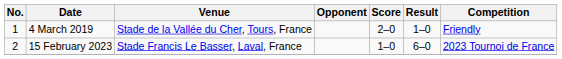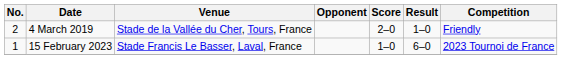(15, 29) 1 -> (15, 29) 2
(15, 46) 2 -> (15, 46) 1
